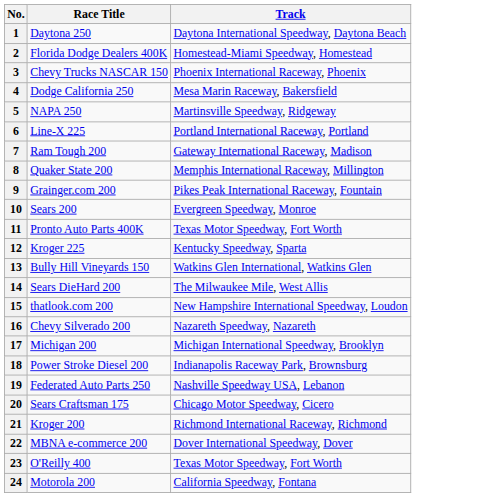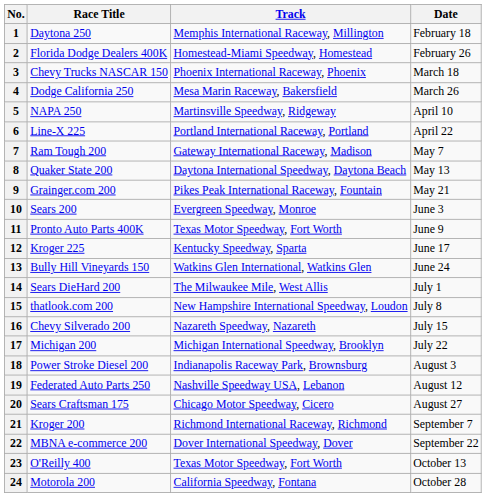+ column: (446, 13)
(290, 33) Daytona International Speedway, Daytona Beach -> (279, 33) Memphis International Raceway, Millington
(279, 170) Memphis International Raceway, Millington -> (290, 170) Daytona International Speedway, Daytona Beach
